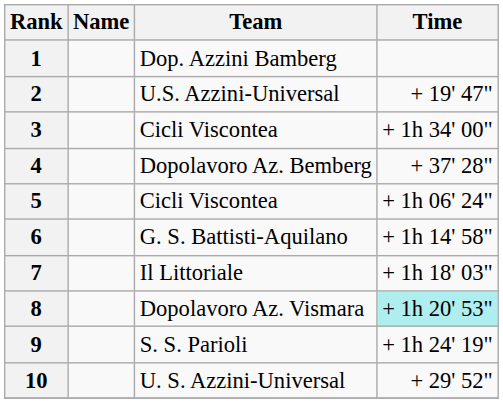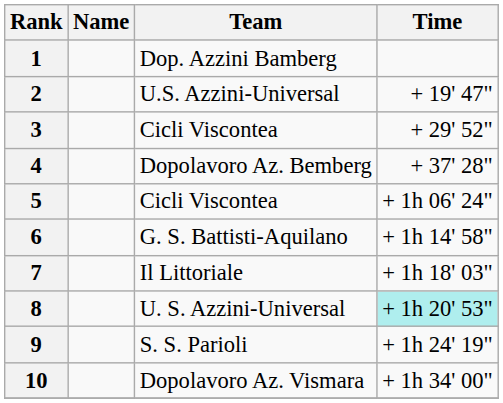(437, 129) + 1h 34' 00" -> (452, 129) + 29' 52"
(252, 308) Dopolavoro Az. Vismara -> (243, 308) U. S. Azzini-Universal
(243, 380) U. S. Azzini-Universal -> (252, 380) Dopolavoro Az. Vismara
(452, 380) + 29' 52" -> (437, 380) + 1h 34' 00"
